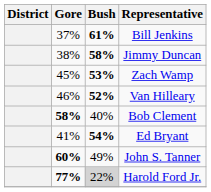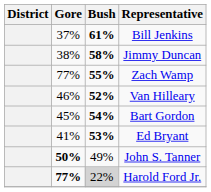(68, 75) 45% -> (68, 75) 77%
(102, 75) 53% -> (102, 75) 55%
- row: (162, 116)
+ row: (162, 116)
(102, 136) 54% -> (102, 136) 53%
(68, 156) 60% -> (68, 156) 50%
